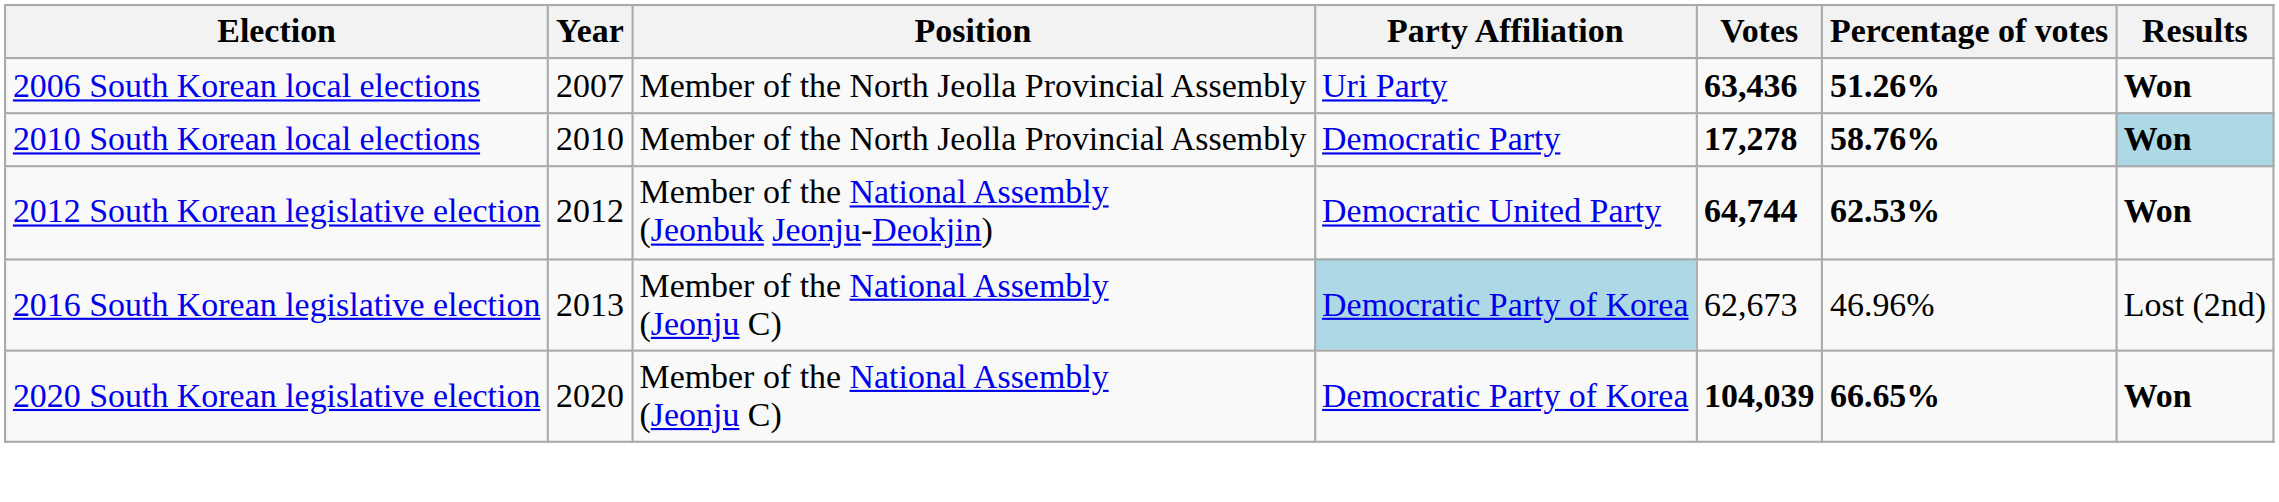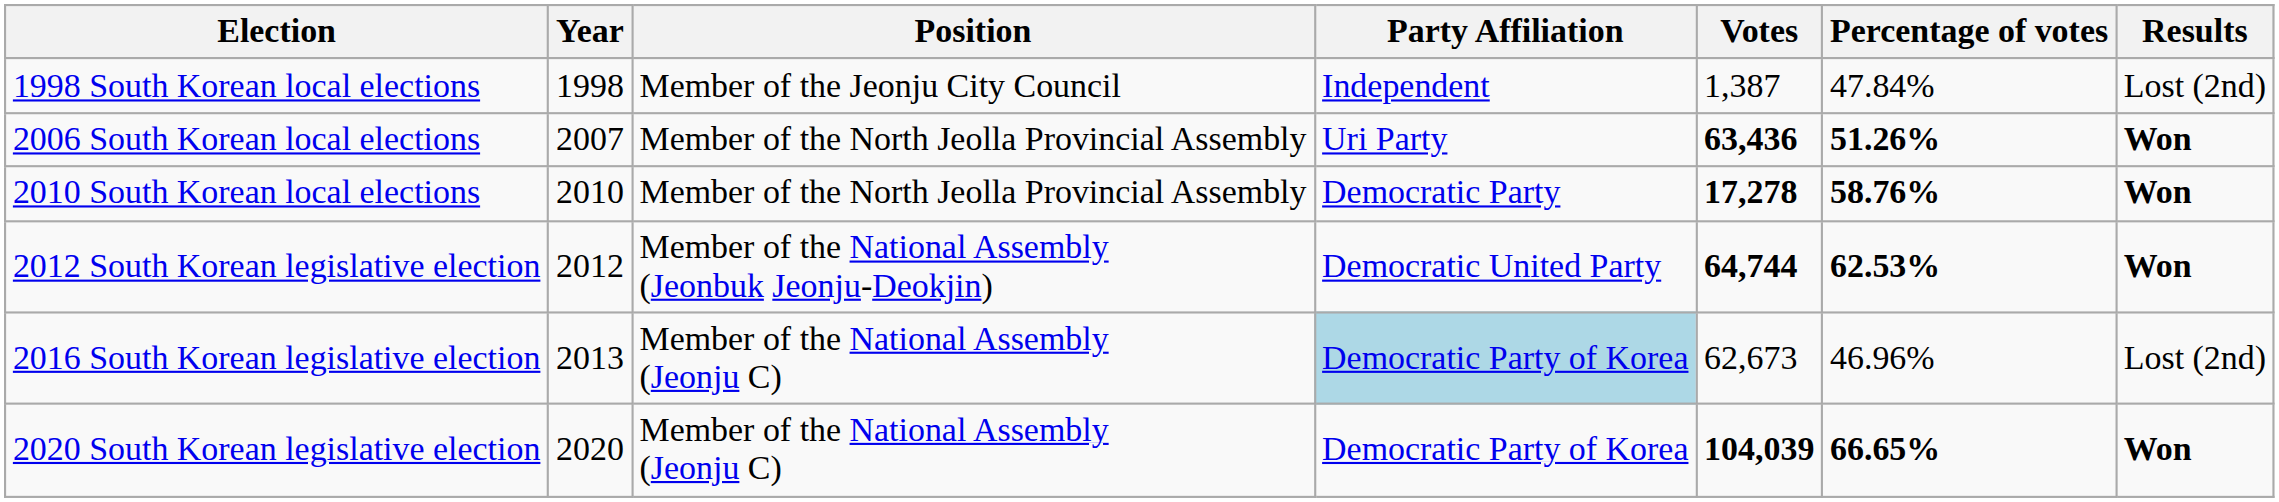+ row: (246, 85)
(2158, 138) lightblue background -> (2158, 192) no background
